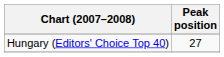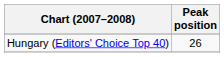(196, 43) 27 -> (196, 43) 26
